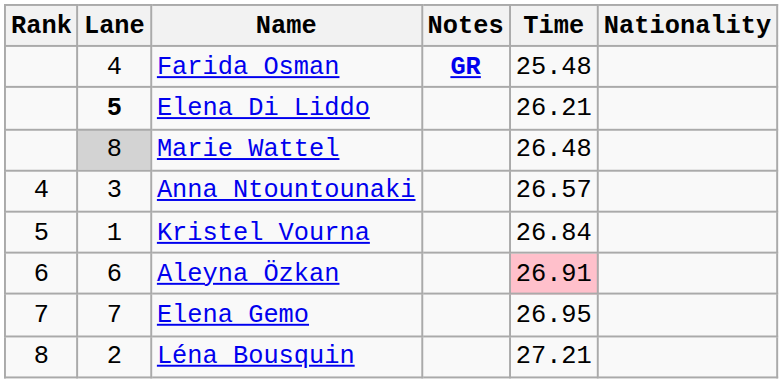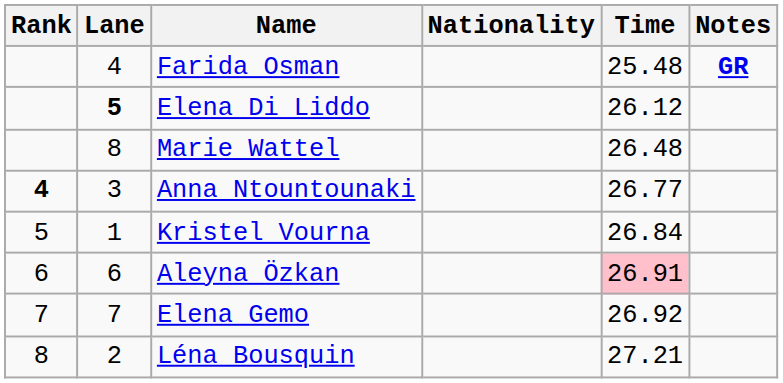columns swapped: (688, 26) <-> (466, 26)
(554, 108) 26.21 -> (645, 108) 26.12
(114, 150) lightgrey background -> (114, 150) no background
(41, 191) normal -> (41, 191) bold
(554, 191) 26.57 -> (645, 191) 26.77
(554, 315) 26.95 -> (645, 315) 26.92
